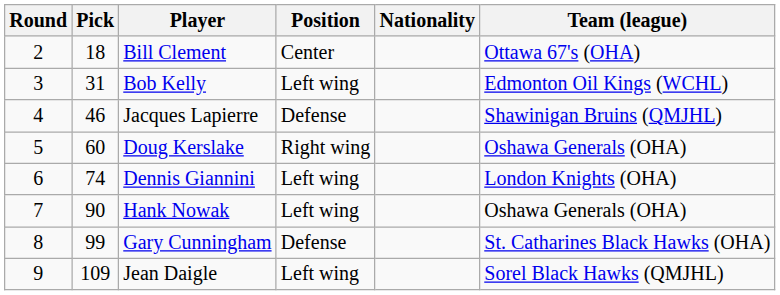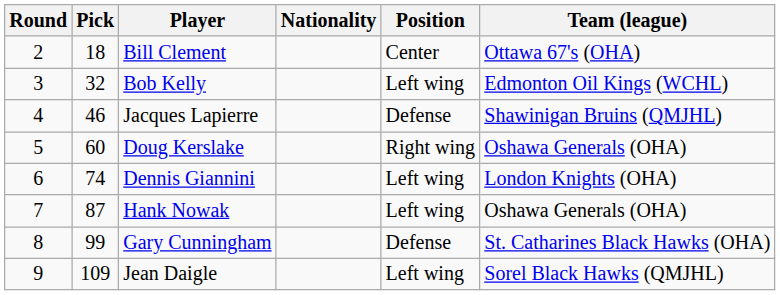columns swapped: (326, 20) <-> (427, 20)
(95, 83) 31 -> (95, 83) 32
(95, 210) 90 -> (95, 210) 87
